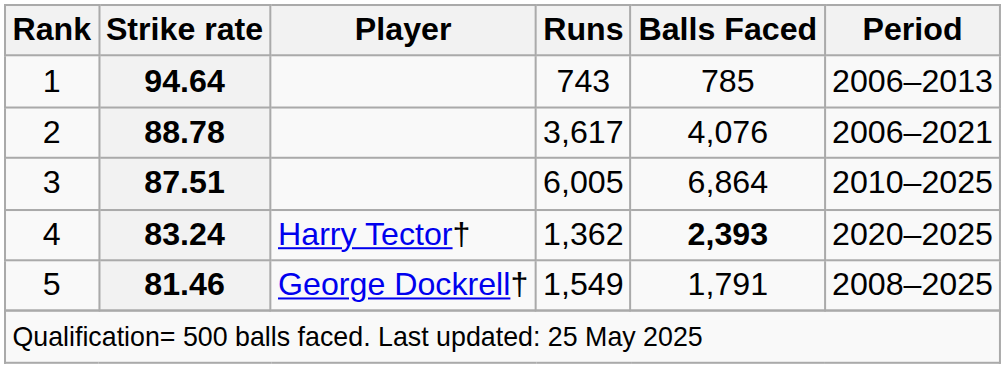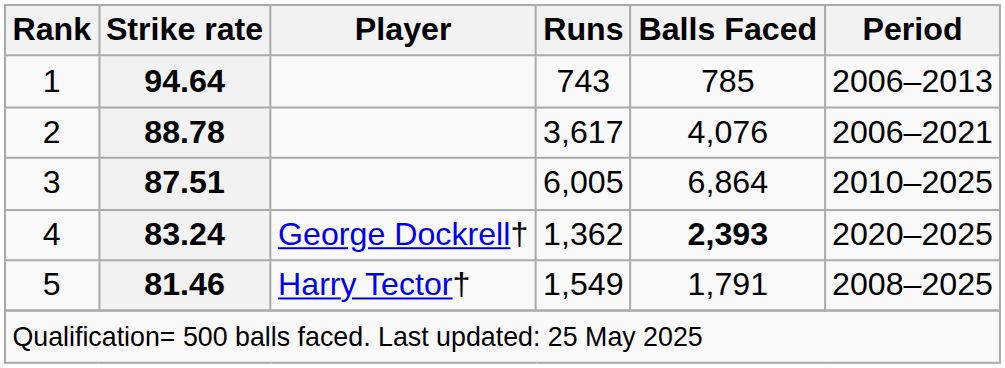(374, 234) Harry Tector† -> (403, 234) George Dockrell†
(403, 285) George Dockrell† -> (374, 285) Harry Tector†
